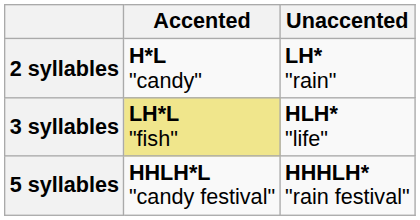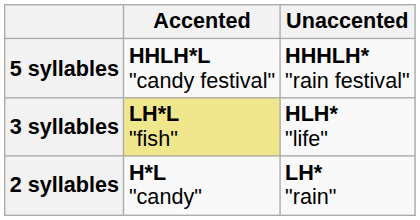rows swapped: (64, 68) <-> (64, 185)
